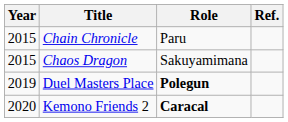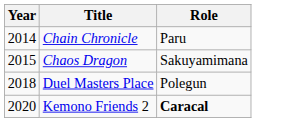- column: (267, 15)
(22, 38) 2015 -> (22, 38) 2014
(22, 83) 2019 -> (22, 83) 2018
(185, 83) bold -> (183, 83) normal
